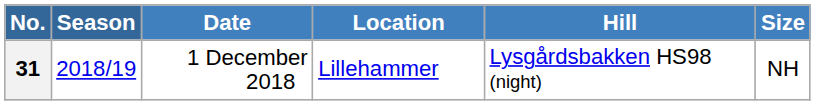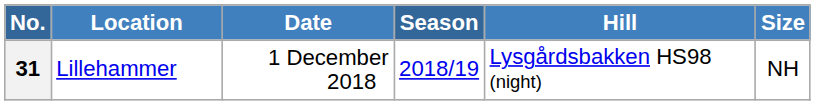columns swapped: (96, 22) <-> (399, 22)
